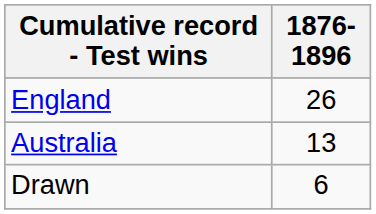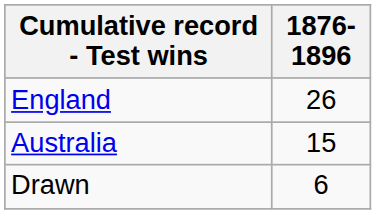(321, 142) 13 -> (321, 142) 15
